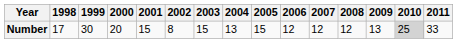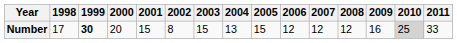(87, 30) normal -> (87, 30) bold
(375, 30) 13 -> (375, 30) 16
